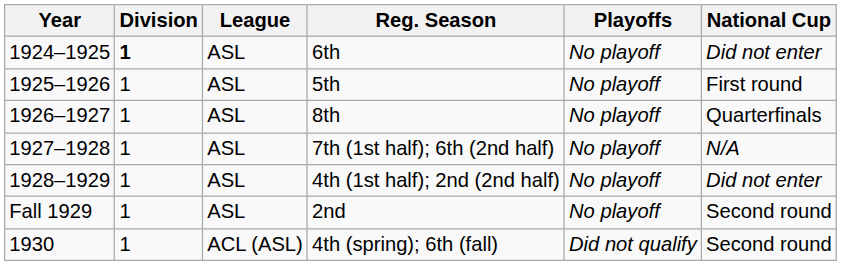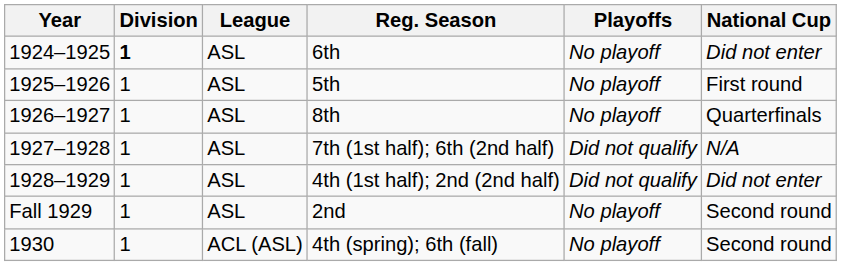(614, 148) No playoff -> (633, 148) Did not qualify
(614, 180) No playoff -> (633, 180) Did not qualify
(633, 244) Did not qualify -> (614, 244) No playoff
